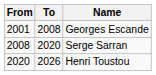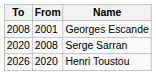columns swapped: (20, 12) <-> (49, 12)
